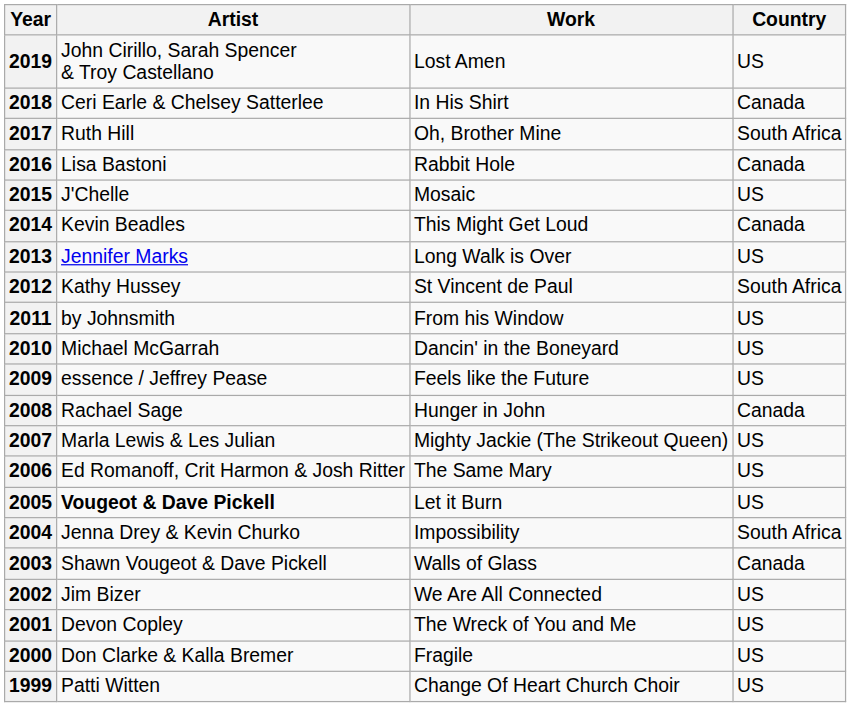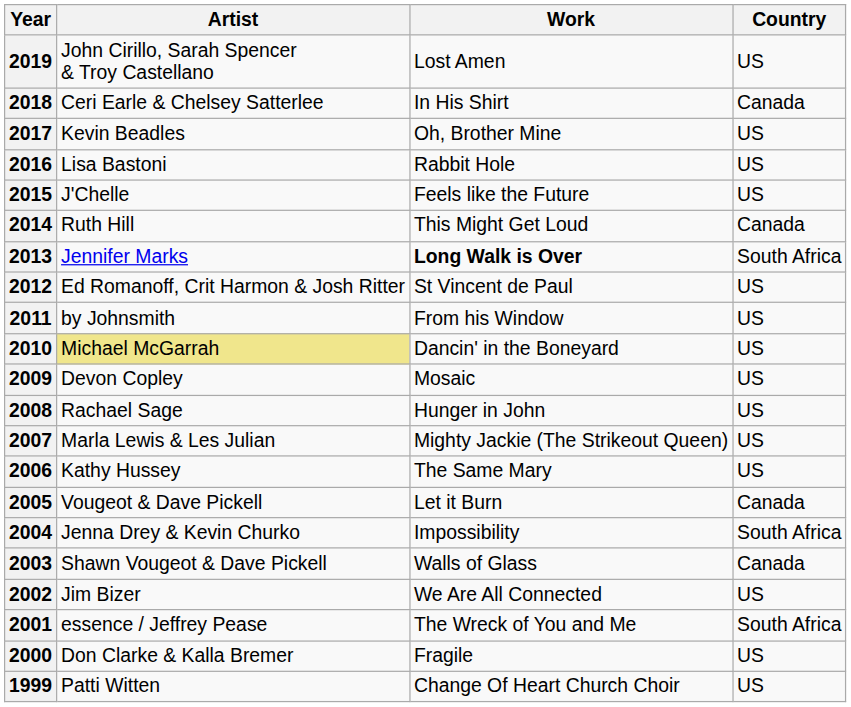(98, 133) Ruth Hill -> (123, 133) Kevin Beadles
(789, 133) South Africa -> (751, 133) US
(771, 164) Canada -> (751, 164) US
(445, 195) Mosaic -> (502, 195) Feels like the Future
(123, 225) Kevin Beadles -> (98, 225) Ruth Hill
(493, 256) normal -> (498, 256) bold
(751, 256) US -> (789, 256) South Africa
(121, 287) Kathy Hussey -> (233, 287) Ed Romanoff, Crit Harmon & Josh Ritter
(789, 287) South Africa -> (751, 287) US
(140, 348) no background -> (140, 348) khaki background
(164, 379) essence / Jeffrey Pease -> (122, 379) Devon Copley
(502, 379) Feels like the Future -> (445, 379) Mosaic
(771, 410) Canada -> (751, 410) US
(233, 471) Ed Romanoff, Crit Harmon & Josh Ritter -> (121, 471) Kathy Hussey
(168, 502) bold -> (162, 502) normal
(751, 502) US -> (771, 502) Canada
(122, 625) Devon Copley -> (164, 625) essence / Jeffrey Pease
(751, 625) US -> (789, 625) South Africa
